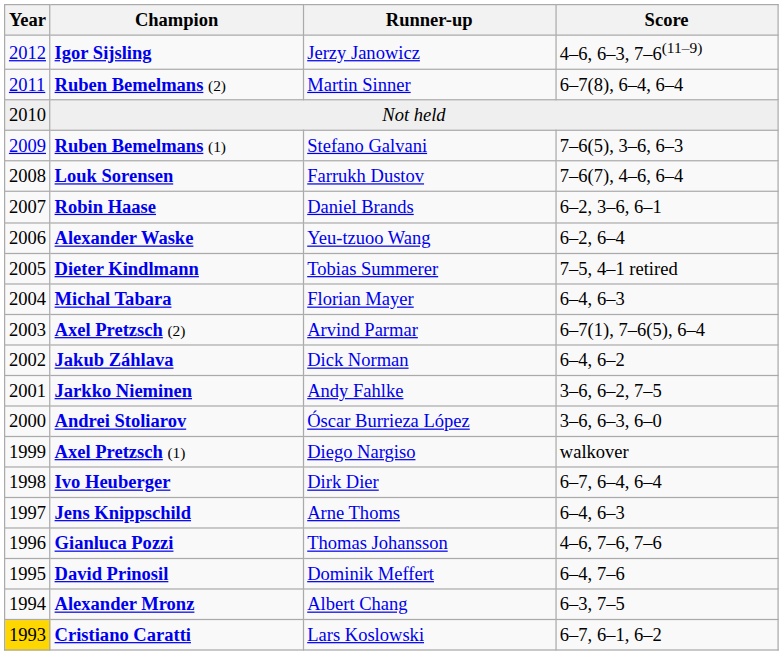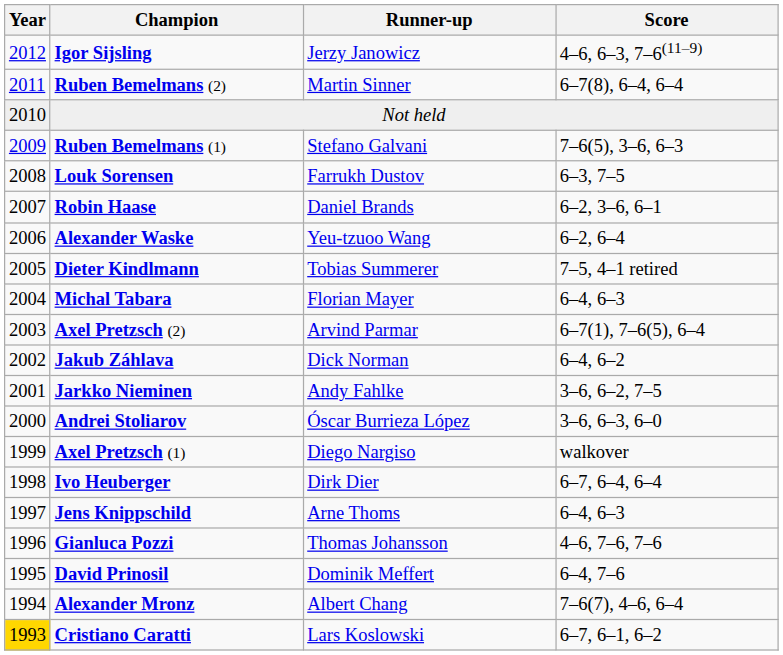(622, 176) 7–6(7), 4–6, 6–4 -> (592, 176) 6–3, 7–5
(592, 604) 6–3, 7–5 -> (622, 604) 7–6(7), 4–6, 6–4
